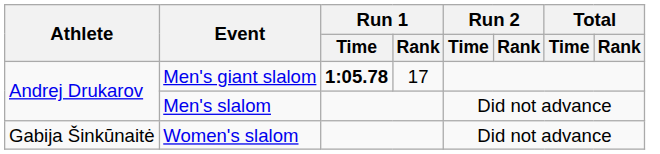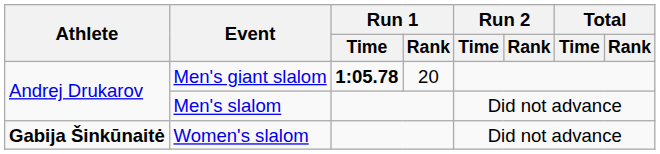(418, 77) 17 -> (428, 77) 20
(82, 135) normal -> (87, 135) bold
